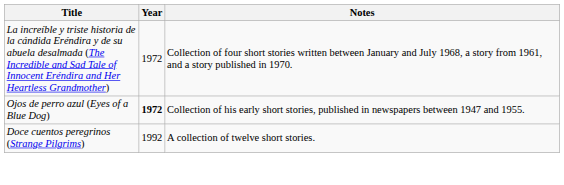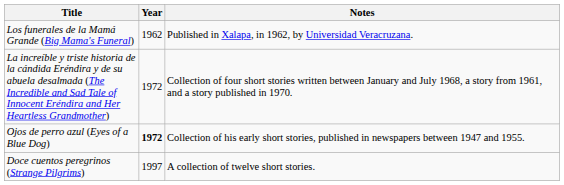+ row: (70, 35)
(152, 138) 1992 -> (152, 166) 1997
